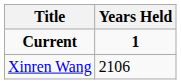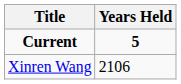(135, 41) 1 -> (135, 41) 5
